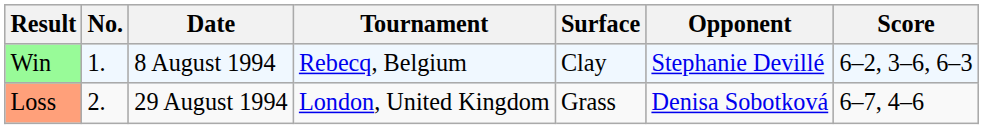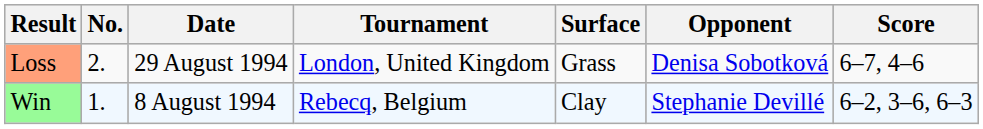rows swapped: (31, 62) <-> (33, 102)
